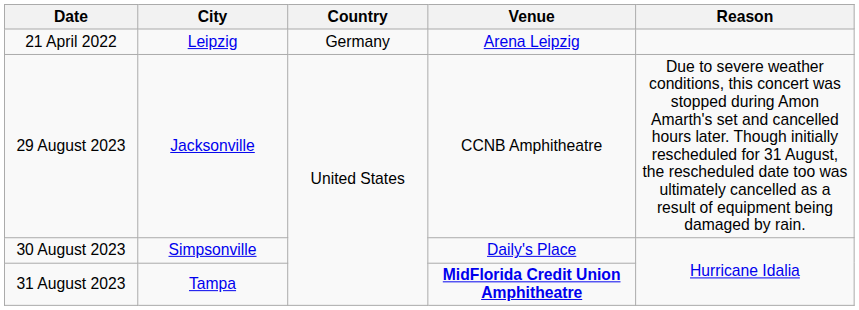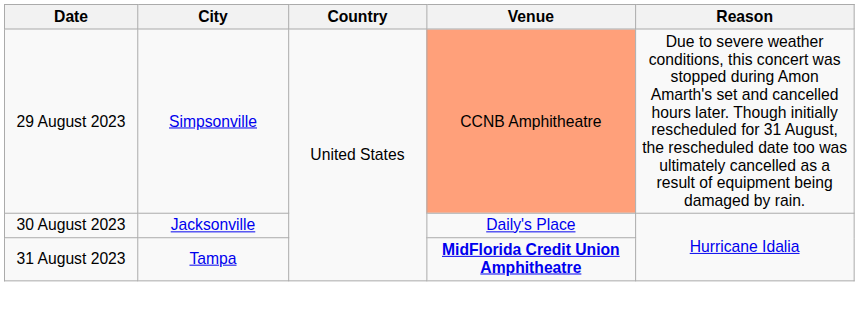- row: (71, 41)
(213, 146) Jacksonville -> (213, 121) Simpsonville
(532, 146) no background -> (531, 121) lightsalmon background
(213, 250) Simpsonville -> (213, 225) Jacksonville
